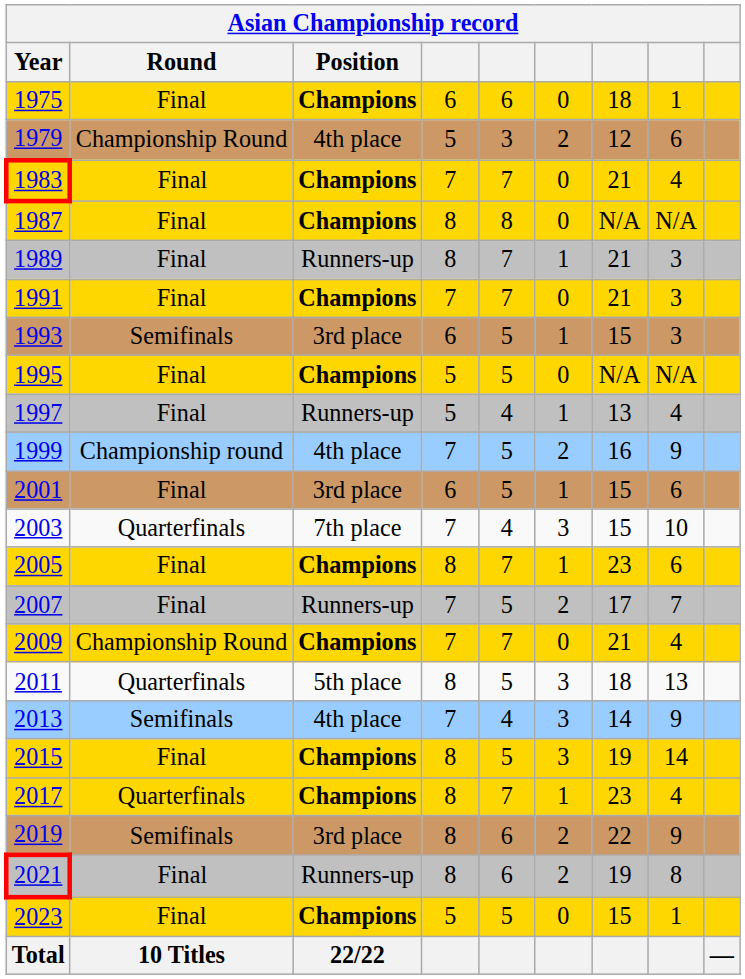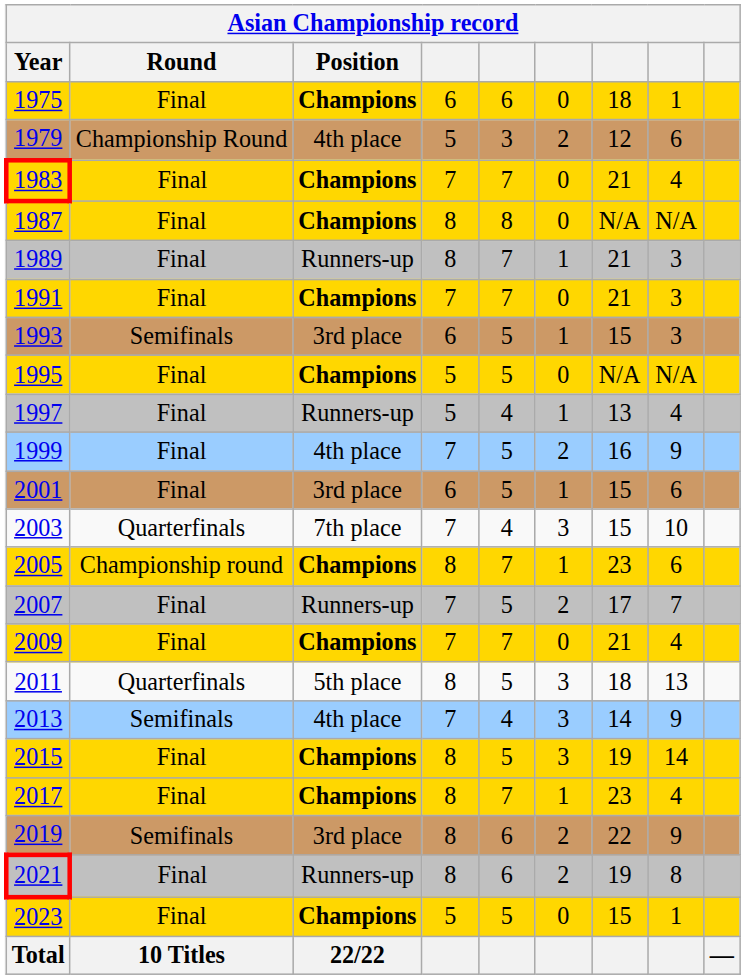(182, 451) Championship round -> (182, 451) Final
(182, 566) Final -> (182, 566) Championship round
(182, 642) Championship Round -> (182, 642) Final
(181, 796) Quarterfinals -> (182, 796) Final
